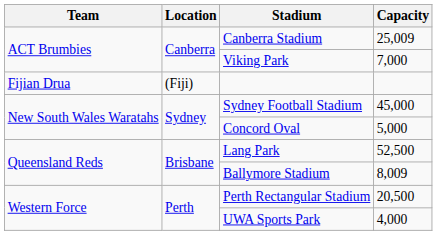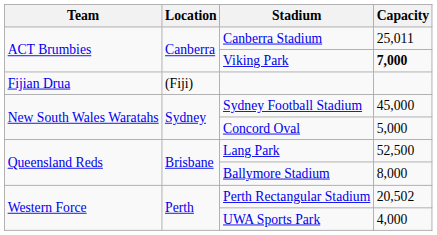(395, 38) 25,009 -> (395, 38) 25,011
(392, 61) normal -> (392, 61) bold
(392, 173) 8,009 -> (392, 173) 8,000
(395, 196) 20,500 -> (395, 196) 20,502
